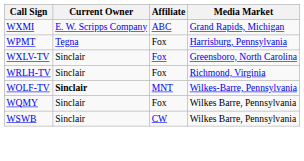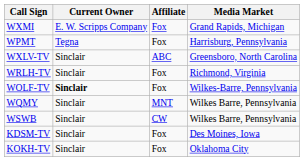(162, 27) ABC -> (159, 27) Fox
(159, 57) Fox -> (162, 57) ABC
(162, 88) MNT -> (159, 88) Fox
(159, 103) Fox -> (162, 103) MNT
+ row: (28, 133)
+ row: (28, 149)
